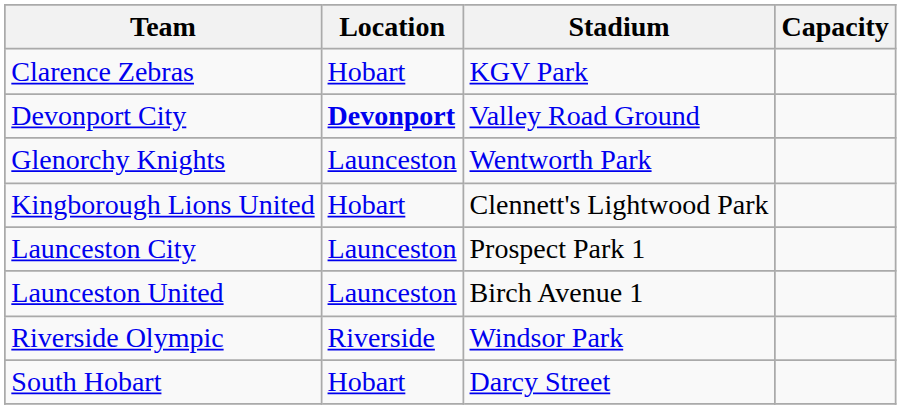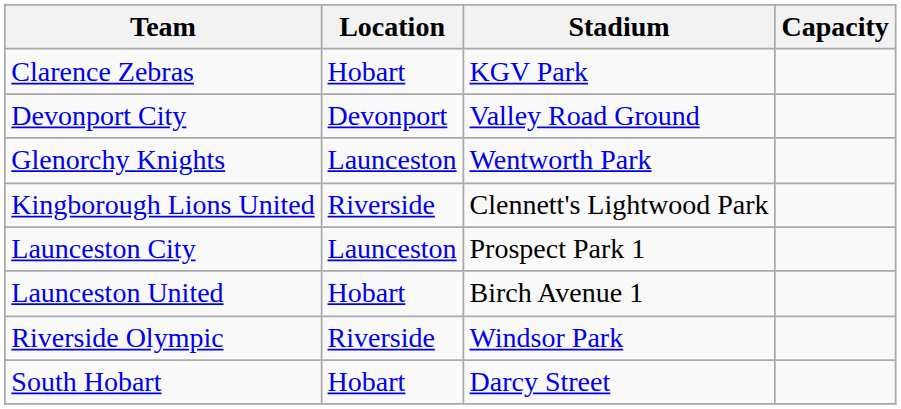(391, 115) bold -> (387, 115) normal
(366, 204) Hobart -> (381, 204) Riverside
(392, 293) Launceston -> (366, 293) Hobart
